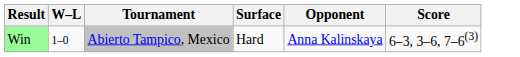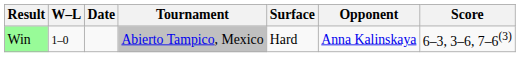+ column: (101, 15)
